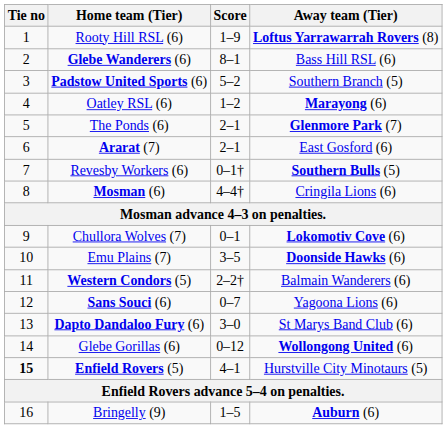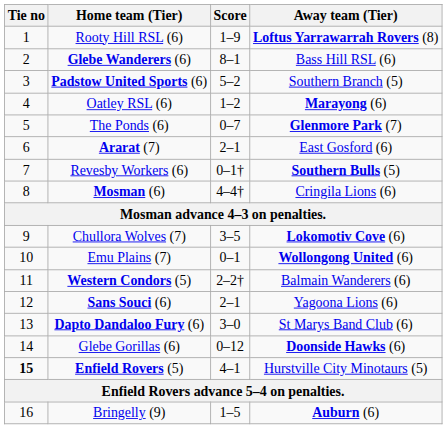(230, 125) 2–1 -> (230, 125) 0–7
(230, 236) 0–1 -> (230, 236) 3–5
(230, 258) 3–5 -> (230, 258) 0–1
(346, 258) Doonside Hawks (6) -> (346, 258) Wollongong United (6)
(230, 302) 0–7 -> (230, 302) 2–1
(346, 346) Wollongong United (6) -> (346, 346) Doonside Hawks (6)
